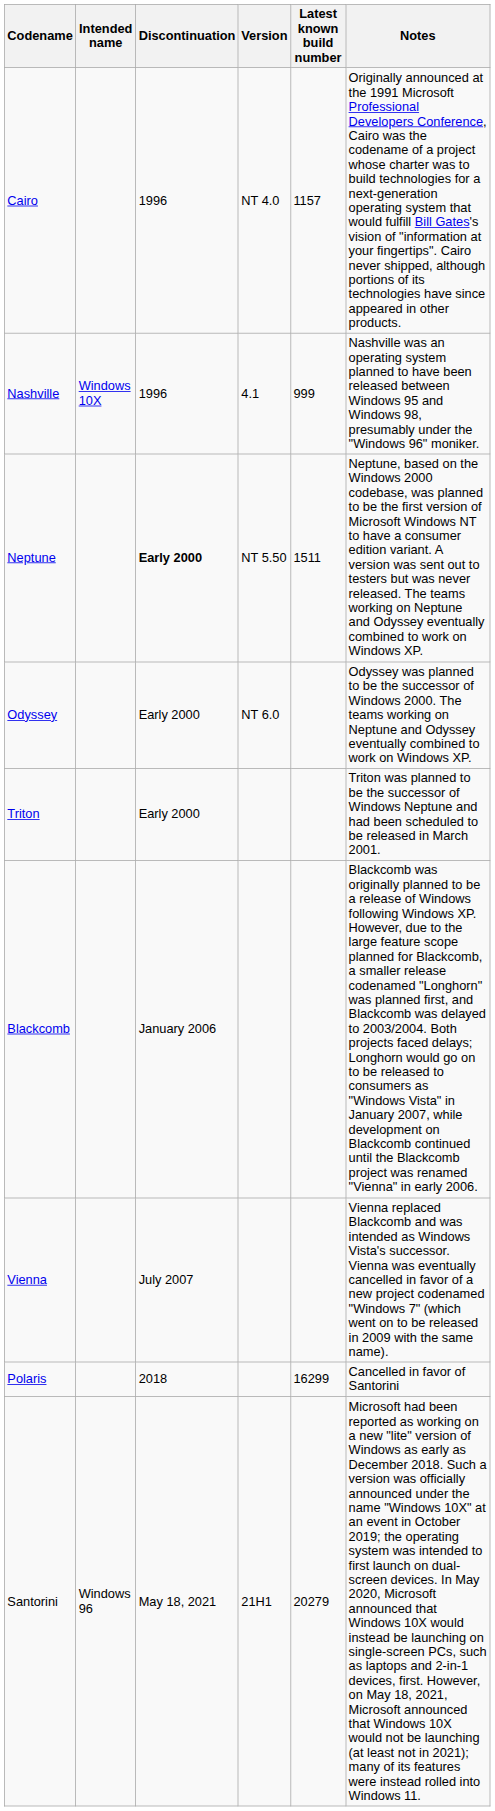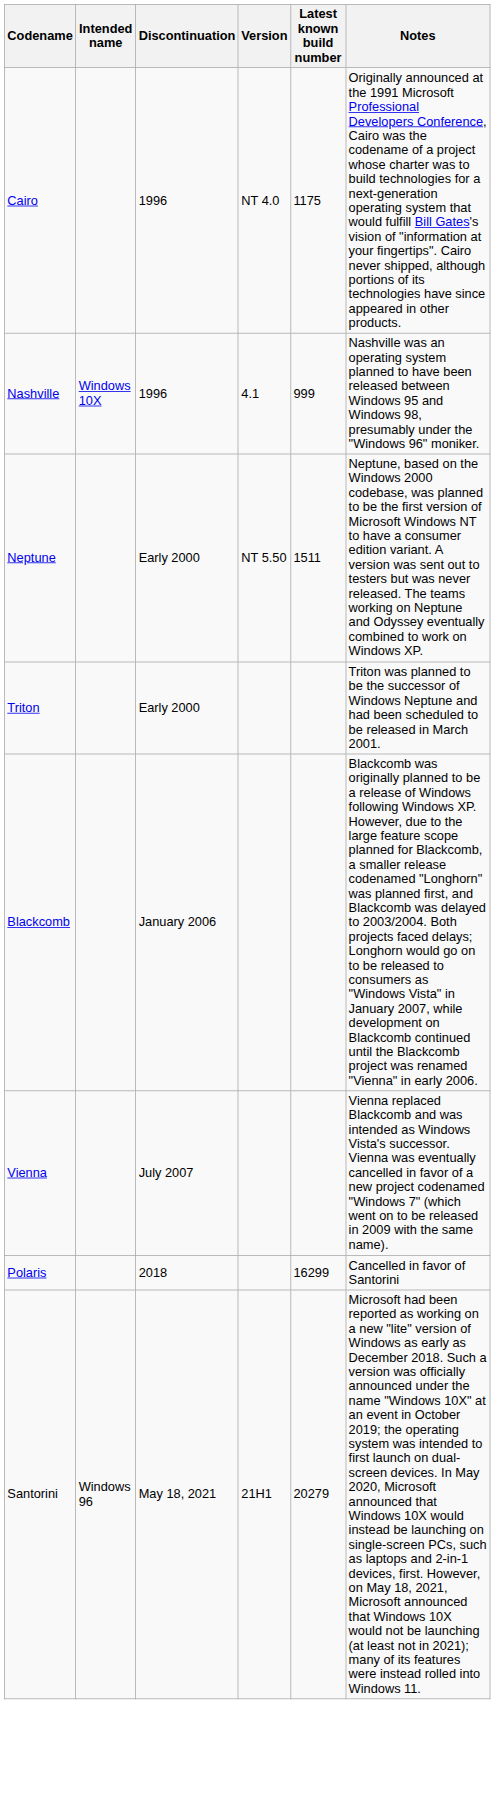(307, 200) 1157 -> (307, 200) 1175
(170, 557) bold -> (169, 557) normal
- row: (32, 715)
